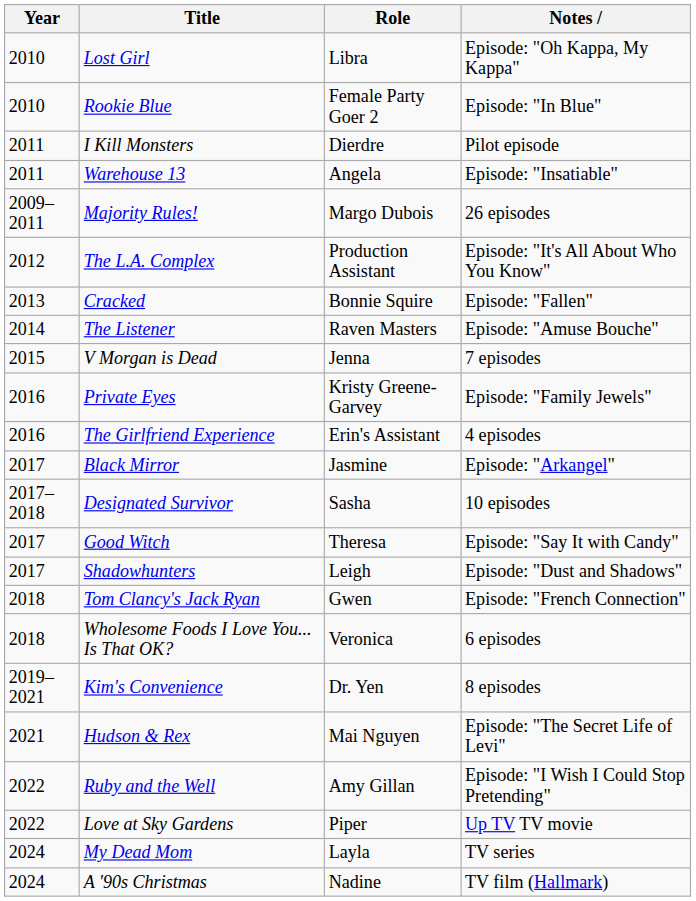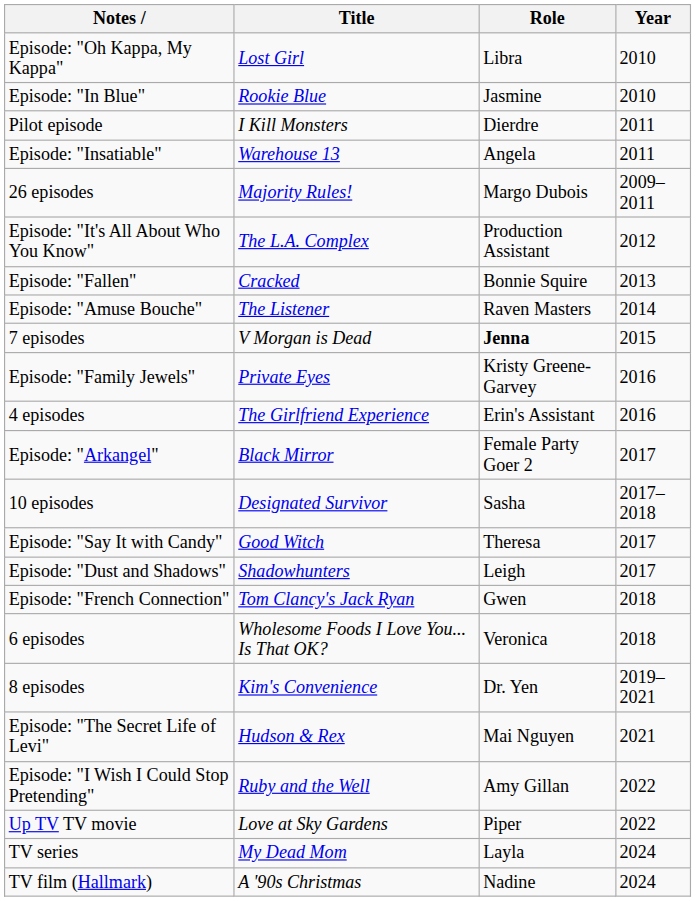columns swapped: (42, 18) <-> (576, 18)
(377, 106) Female Party Goer 2 -> (512, 96) Jasmine
(349, 358) normal -> (506, 337) bold
(358, 464) Jasmine -> (531, 454) Female Party Goer 2
